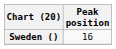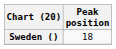(88, 37) 16 -> (88, 37) 18
